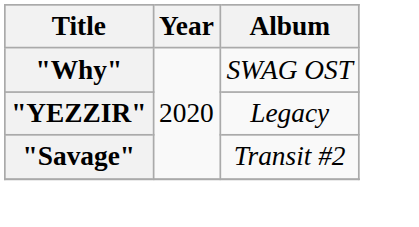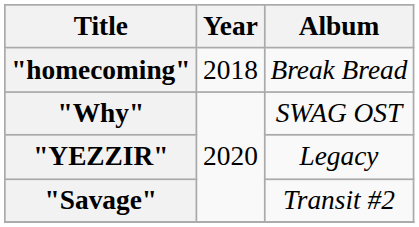+ row: (101, 69)
